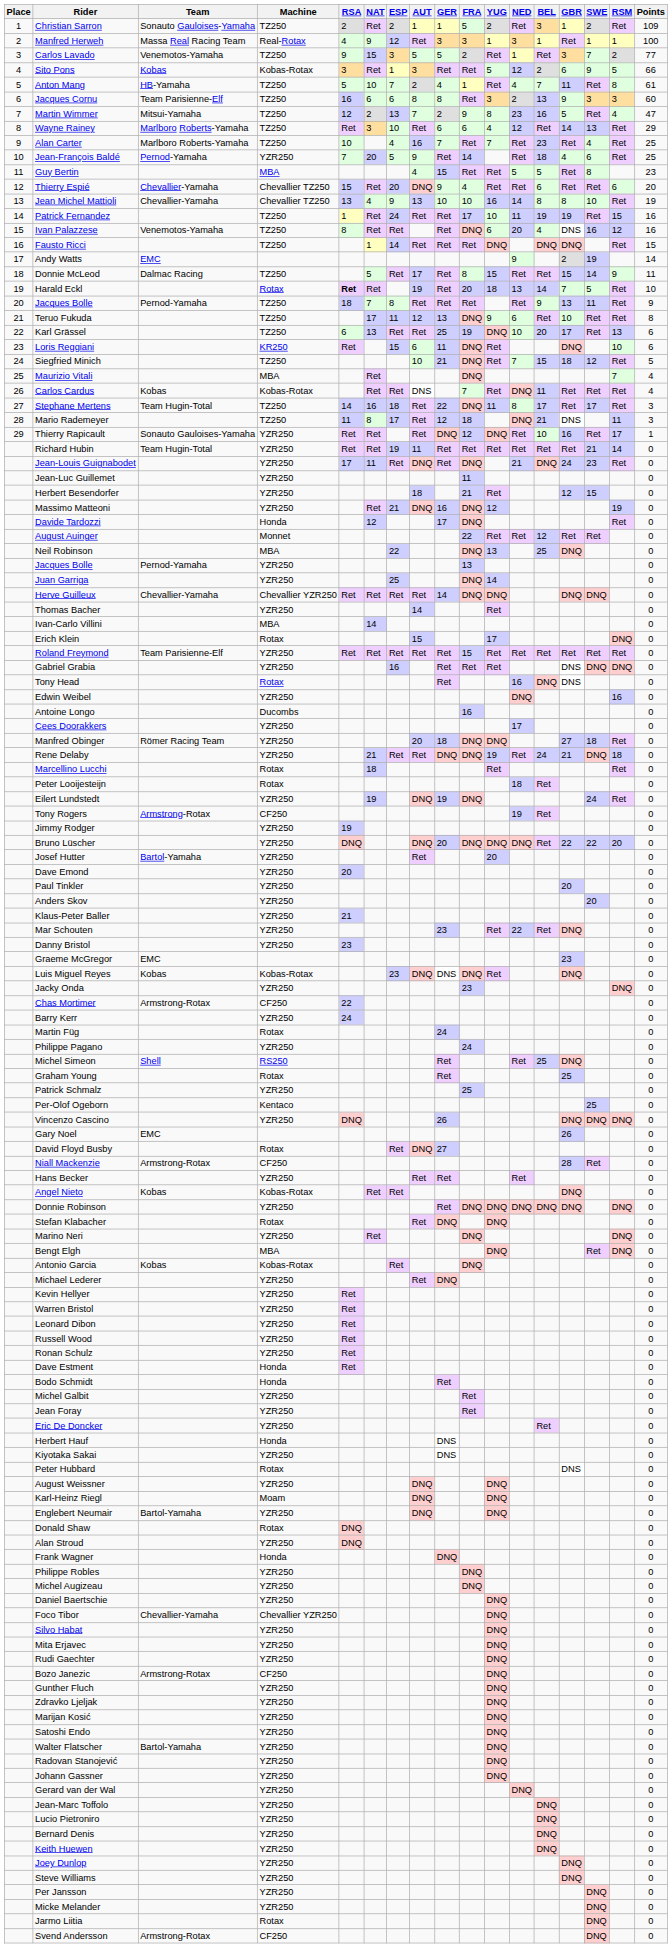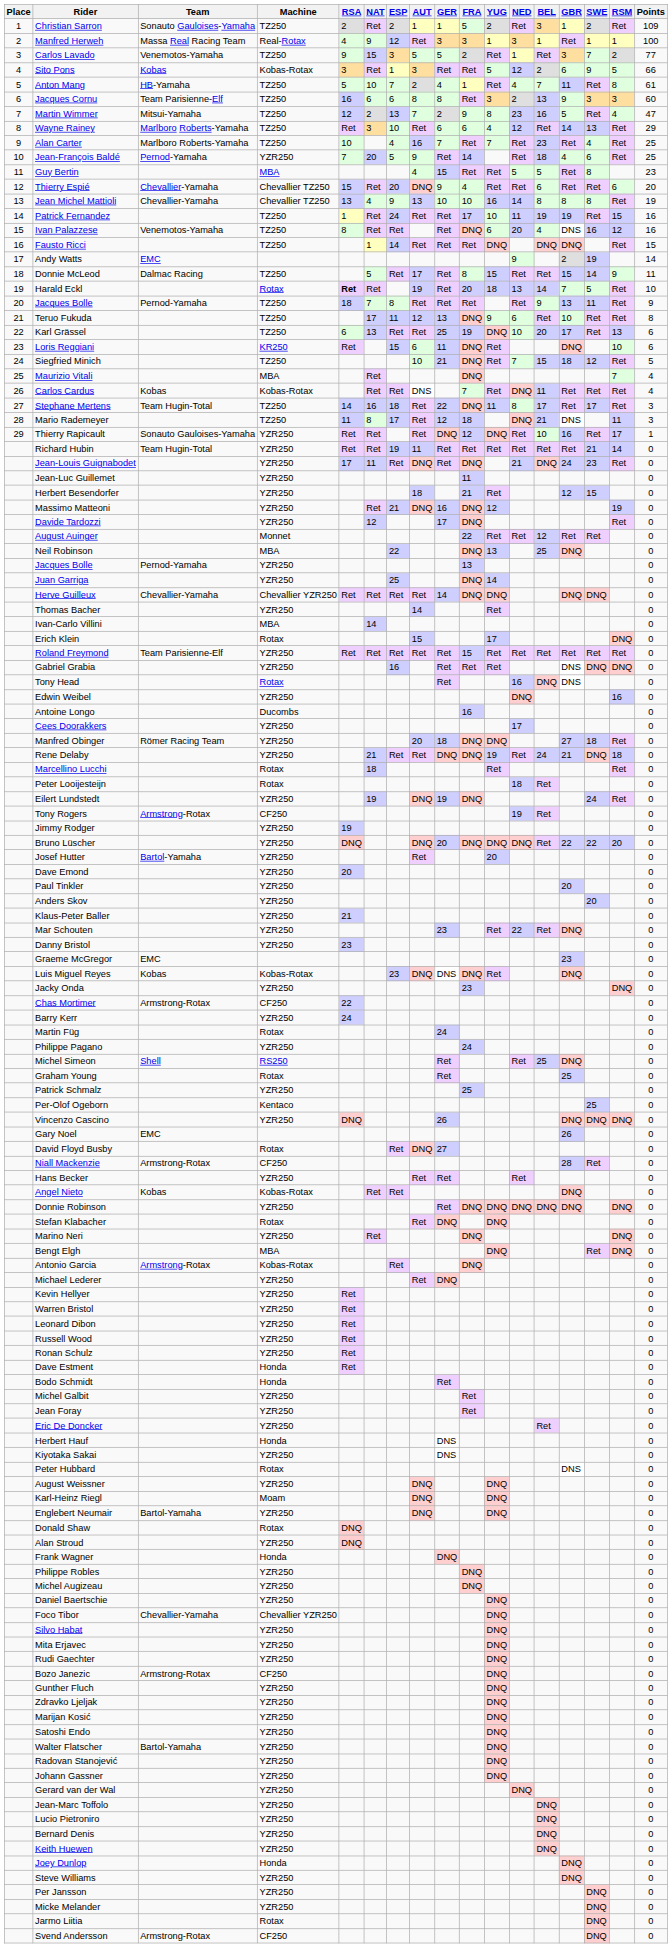(591, 201) 10 -> (589, 201) 8
(273, 521) Honda -> (276, 521) YZR250
(153, 1265) Kobas -> (175, 1265) Armstrong-Rotax
(276, 1863) YZR250 -> (273, 1863) Honda
